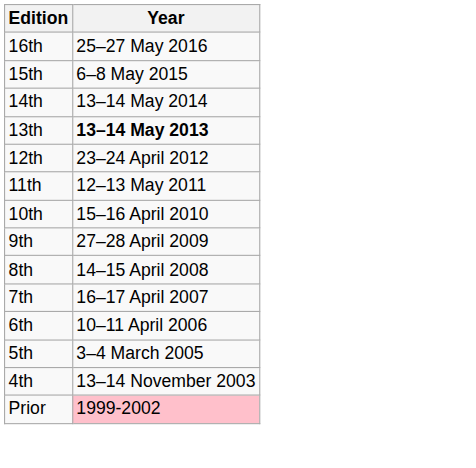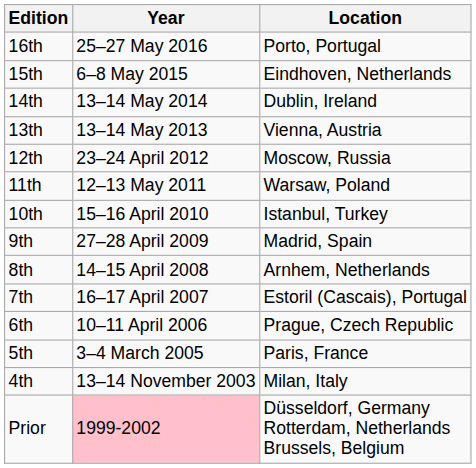+ column: (365, 18)
(142, 130) bold -> (142, 130) normal
